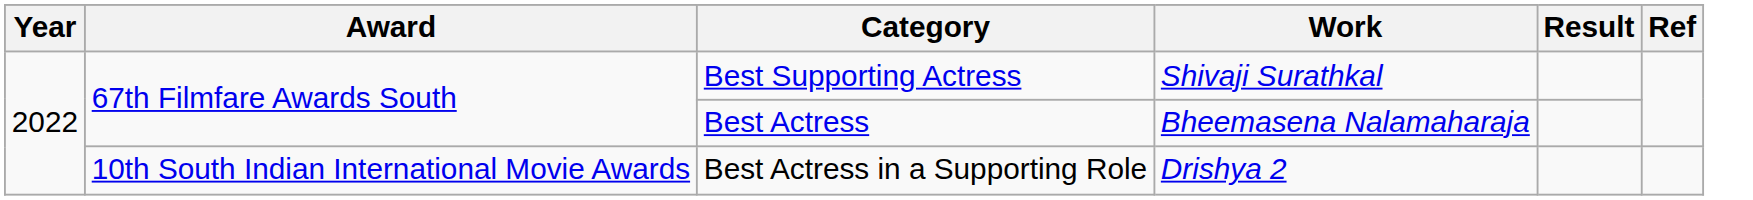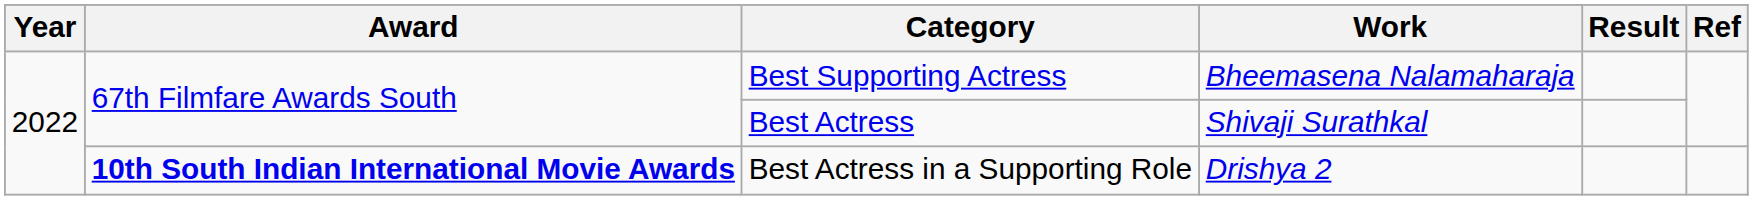(1272, 75) Shivaji Surathkal -> (1390, 75) Bheemasena Nalamaharaja
(1345, 122) Bheemasena Nalamaharaja -> (1317, 122) Shivaji Surathkal
(391, 169) normal -> (413, 169) bold
